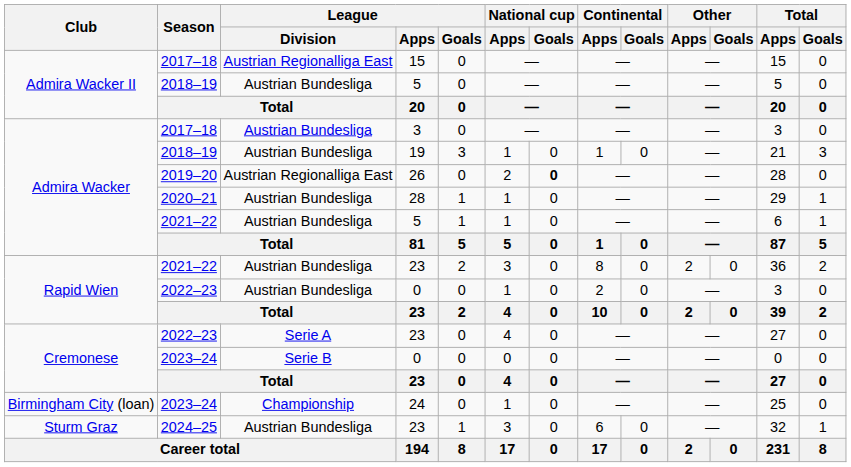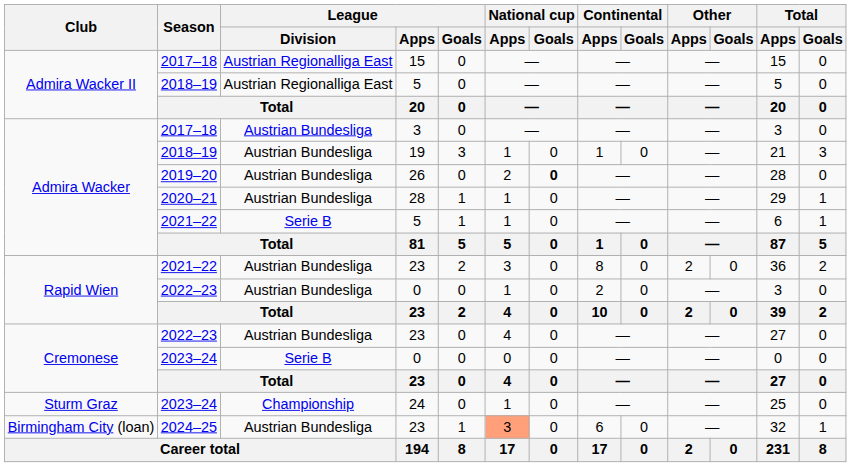(308, 84) Austrian Bundesliga -> (308, 84) Austrian Regionalliga East
(308, 175) Austrian Regionalliga East -> (308, 175) Austrian Bundesliga
(308, 221) Austrian Bundesliga -> (308, 221) Serie B
(308, 335) Serie A -> (308, 335) Austrian Bundesliga
(81, 404) Birmingham City (loan) -> (81, 404) Sturm Graz
(81, 426) Sturm Graz -> (81, 426) Birmingham City (loan)
(507, 426) no background -> (507, 426) lightsalmon background
